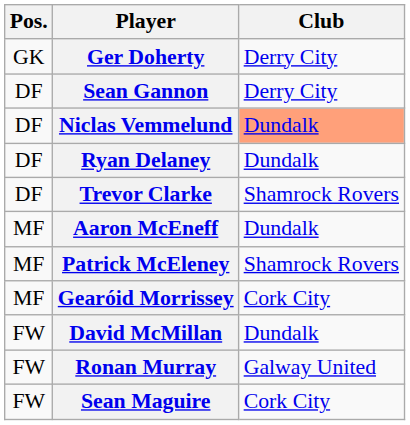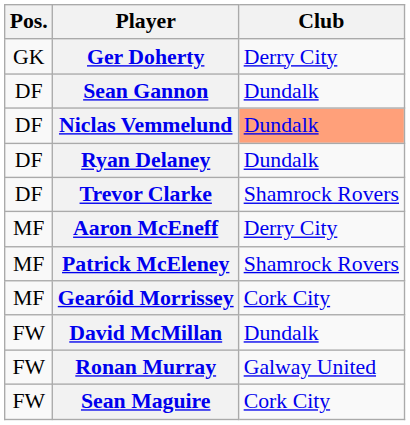(291, 90) Derry City -> (281, 90) Dundalk
(281, 228) Dundalk -> (291, 228) Derry City
